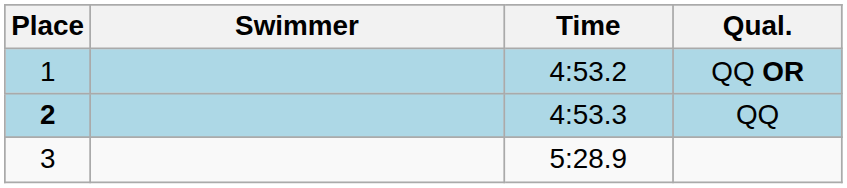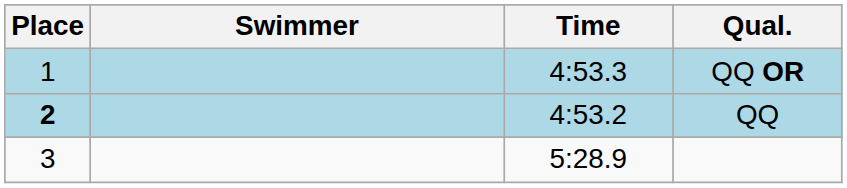(588, 70) 4:53.2 -> (588, 70) 4:53.3
(588, 114) 4:53.3 -> (588, 114) 4:53.2
